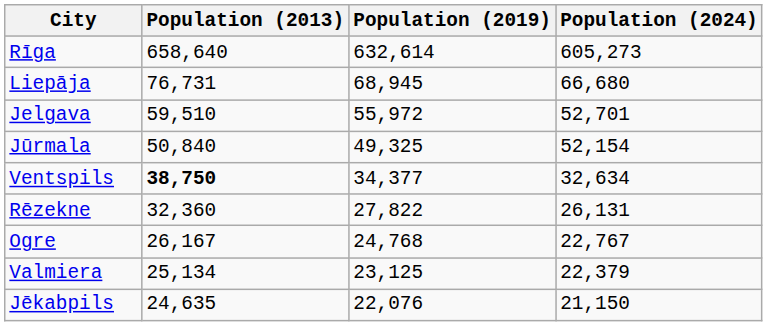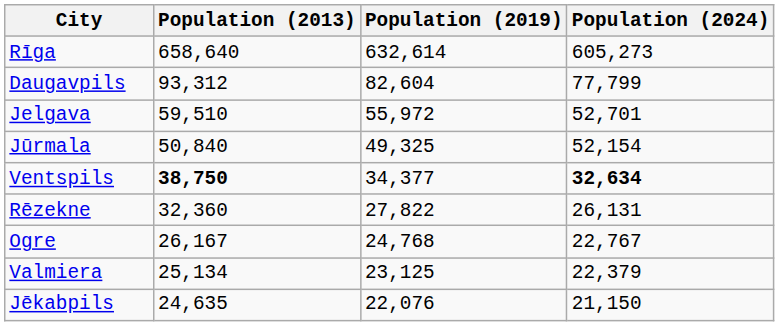+ row: (79, 84)
- row: (62, 84)
(595, 178) normal -> (607, 178) bold
